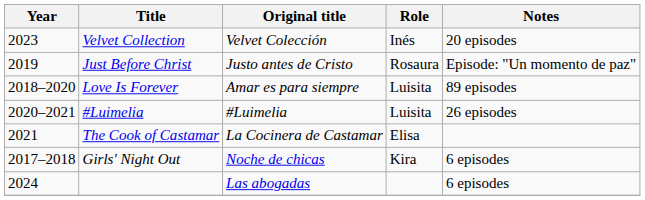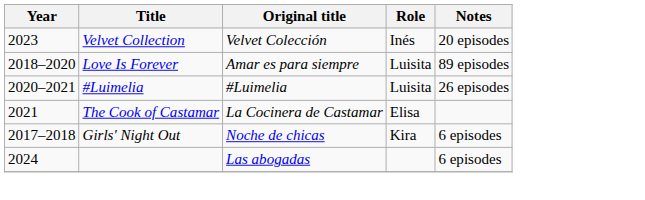- row: (137, 64)
